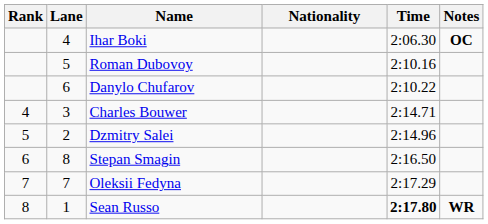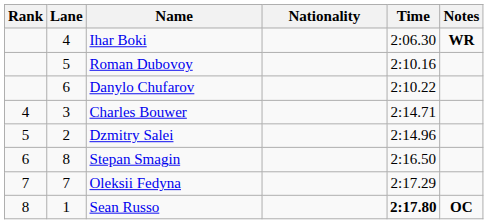(461, 40) OC -> (461, 40) WR
(461, 207) WR -> (461, 207) OC
